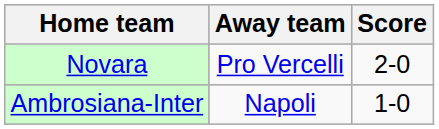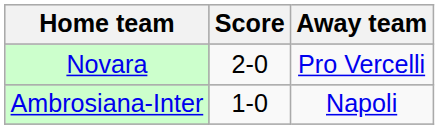columns swapped: (392, 24) <-> (280, 24)
